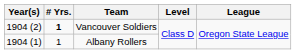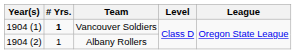(24, 27) 1904 (2) -> (24, 27) 1904 (1)
(24, 42) 1904 (1) -> (24, 42) 1904 (2)
